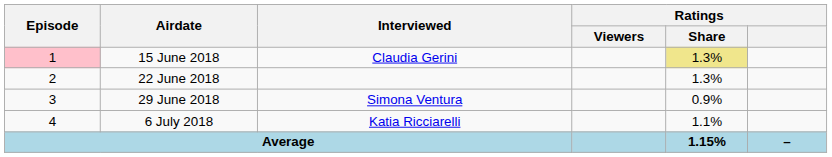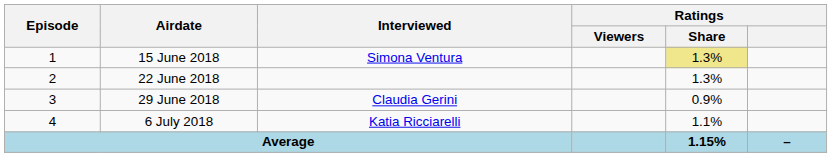(52, 58) pink background -> (52, 58) no background
(415, 58) Claudia Gerini -> (415, 58) Simona Ventura
(415, 100) Simona Ventura -> (415, 100) Claudia Gerini
